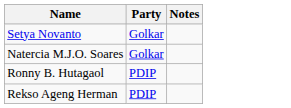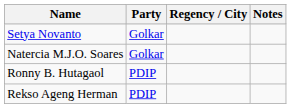+ column: (208, 14)
